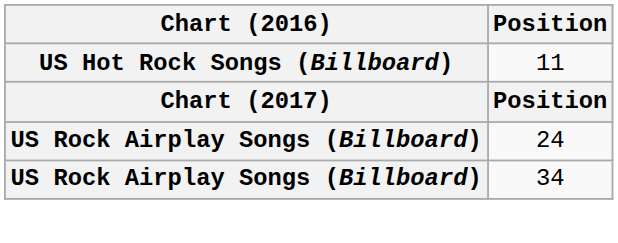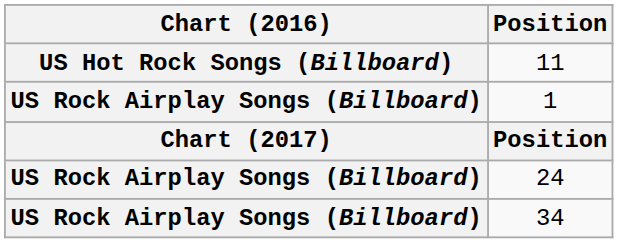+ row: (550, 102)
